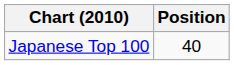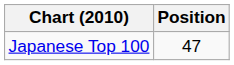(191, 45) 40 -> (191, 45) 47
